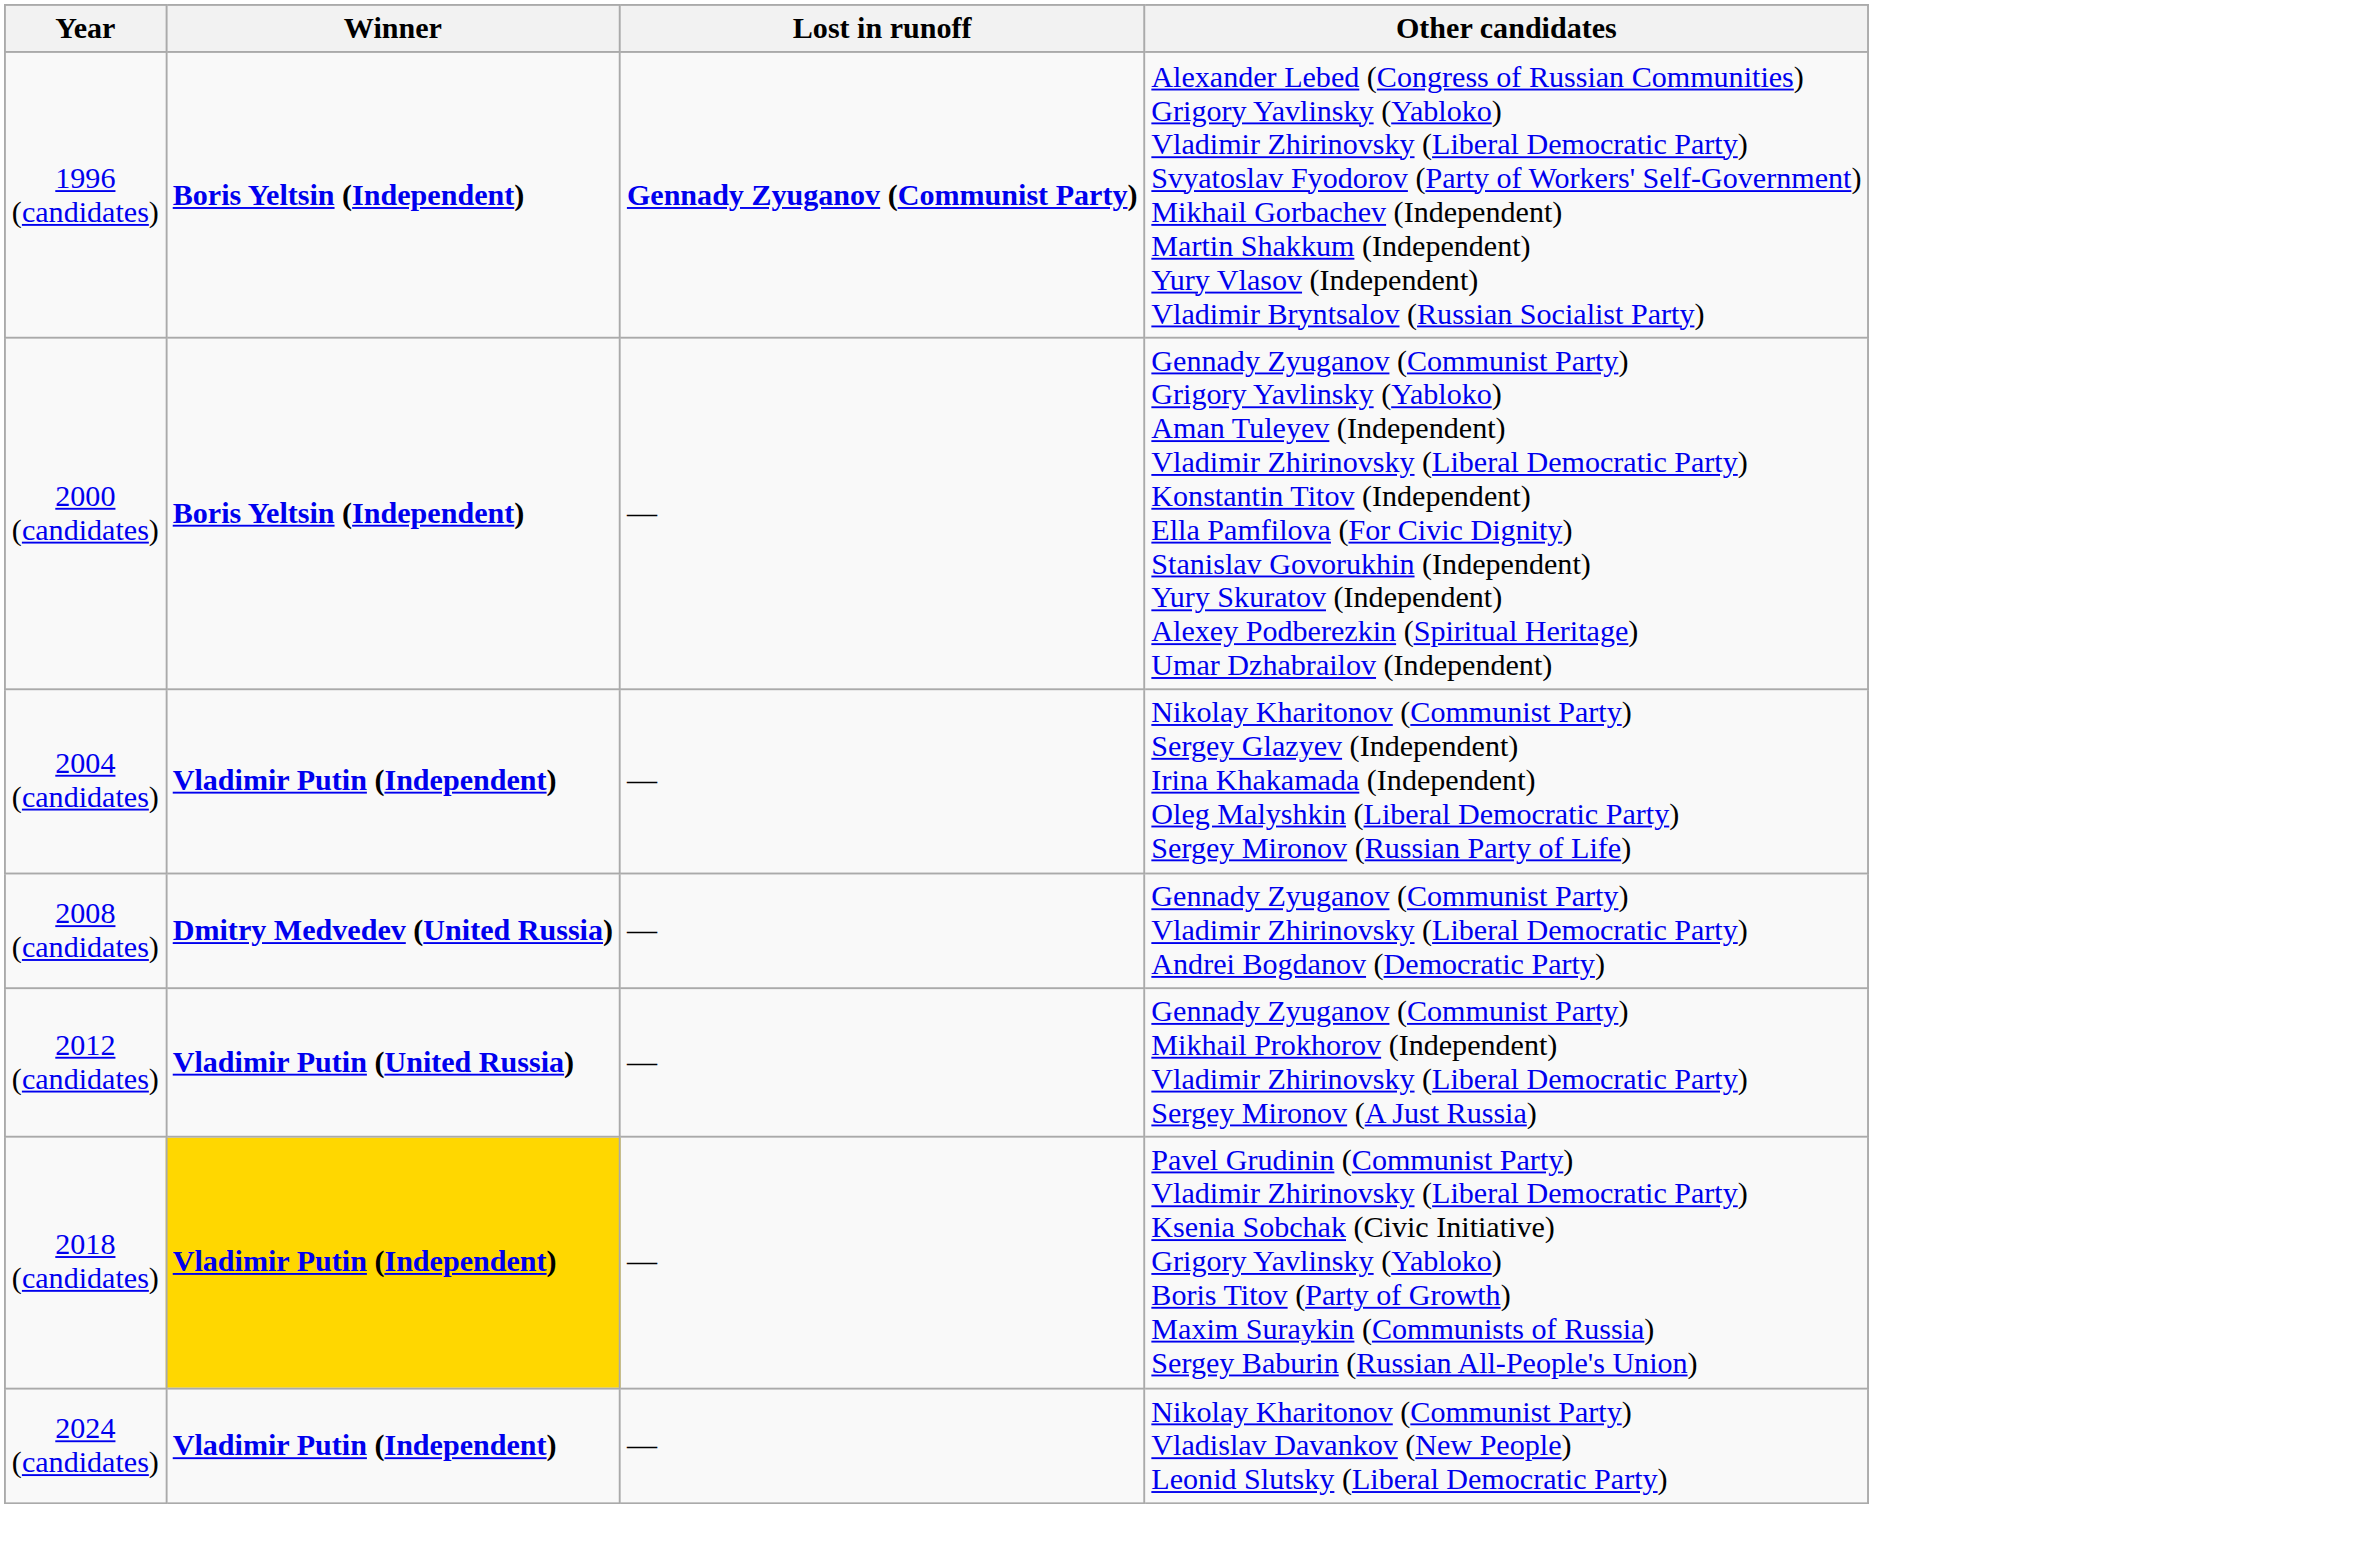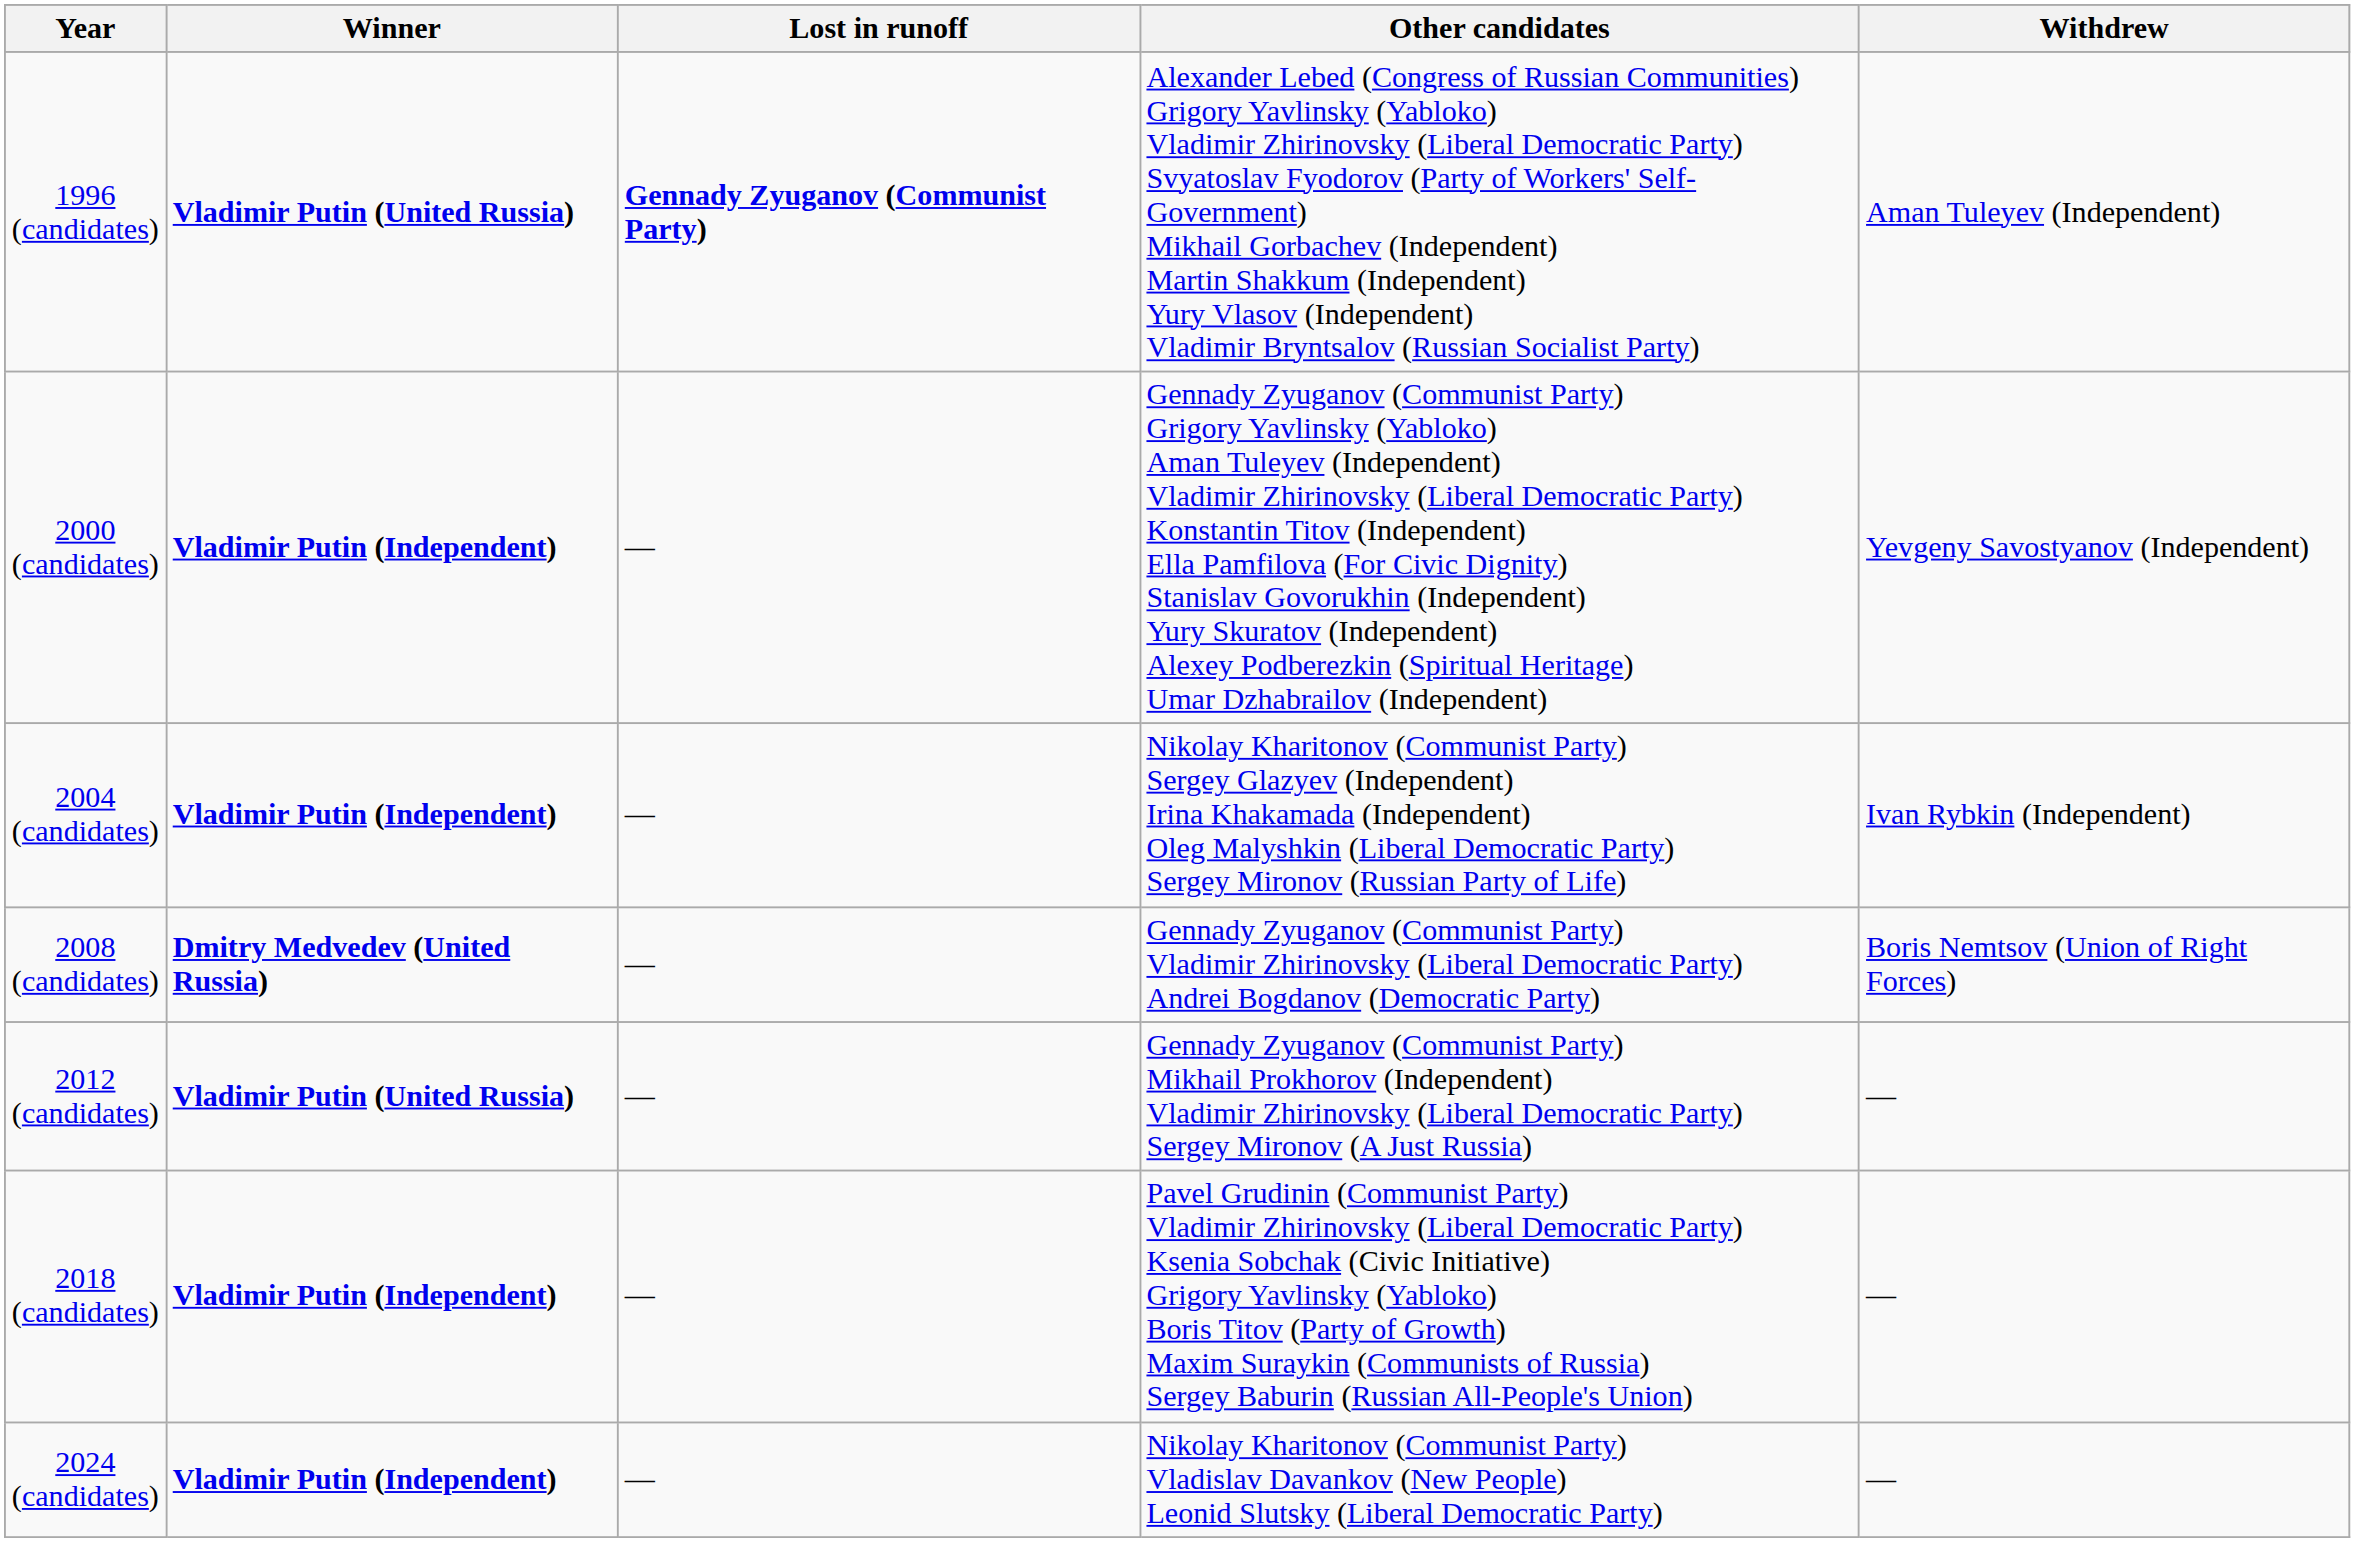+ column: (2104, 28)
(348, 194) Boris Yeltsin (Independent) -> (373, 211) Vladimir Putin (United Russia)
(348, 512) Boris Yeltsin (Independent) -> (365, 546) Vladimir Putin (Independent)
(365, 1262) gold background -> (365, 1295) no background
